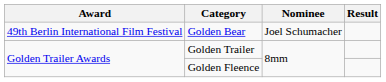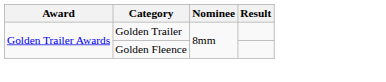- row: (217, 31)
